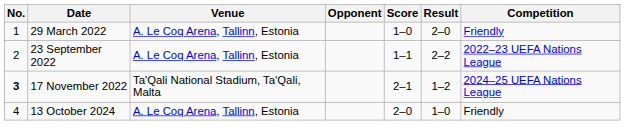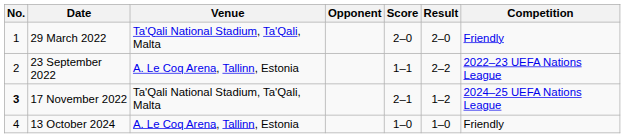(216, 31) A. Le Coq Arena, Tallinn, Estonia -> (217, 37) Ta'Qali National Stadium, Ta'Qali, Malta
(403, 31) 1–0 -> (403, 37) 2–0
(403, 111) 2–0 -> (403, 123) 1–0
